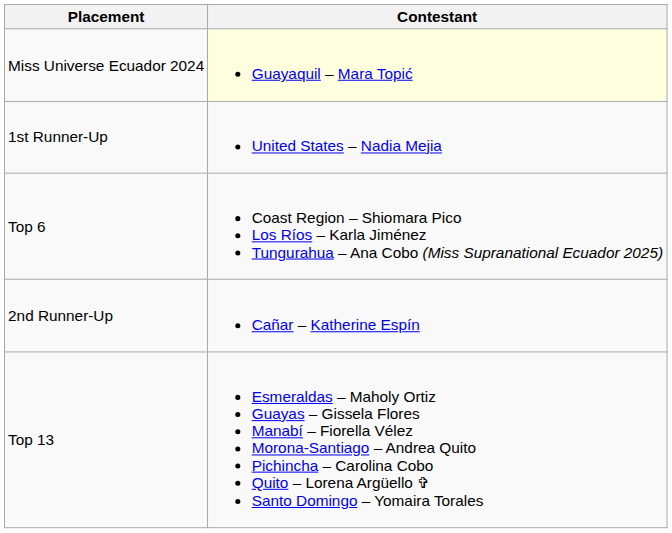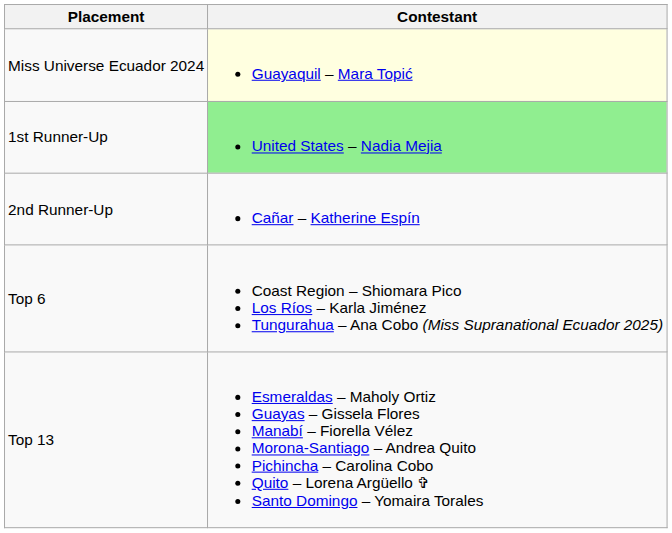(437, 146) no background -> (437, 146) lightgreen background
rows swapped: (61, 316) <-> (27, 227)
